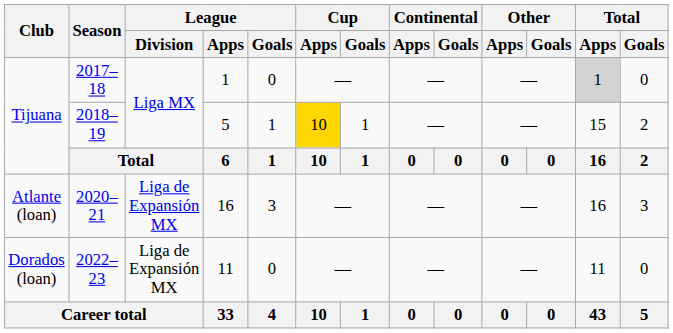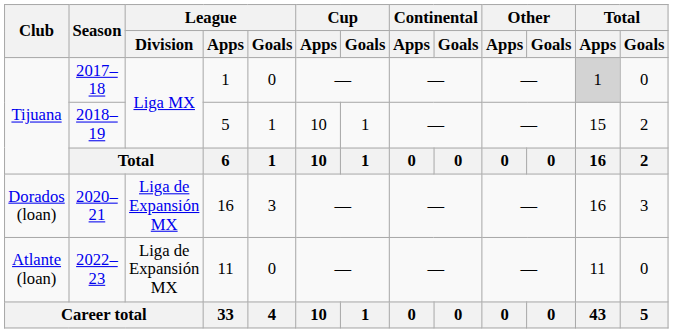(319, 124) gold background -> (319, 124) no background
(37, 205) Atlante (loan) -> (37, 205) Dorados (loan)
(37, 269) Dorados (loan) -> (37, 269) Atlante (loan)
